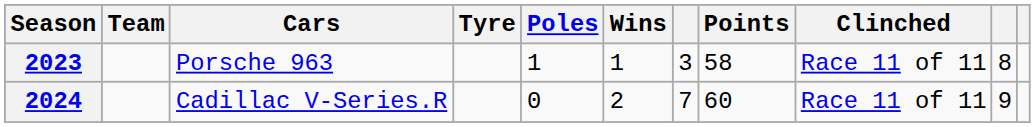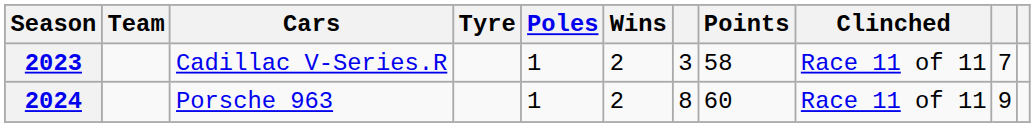(255, 63) Porsche 963 -> (312, 63) Cadillac V-Series.R
(617, 63) 1 -> (617, 63) 2
(1005, 63) 8 -> (1005, 63) 7
(312, 102) Cadillac V-Series.R -> (255, 102) Porsche 963
(534, 102) 0 -> (534, 102) 1
(685, 102) 7 -> (685, 102) 8
